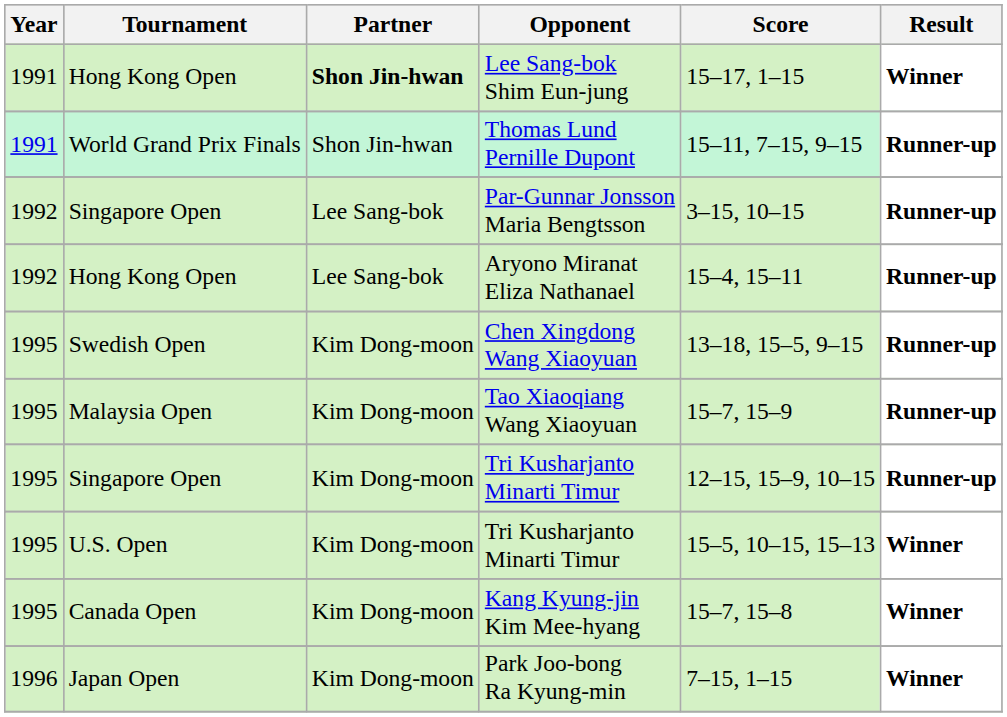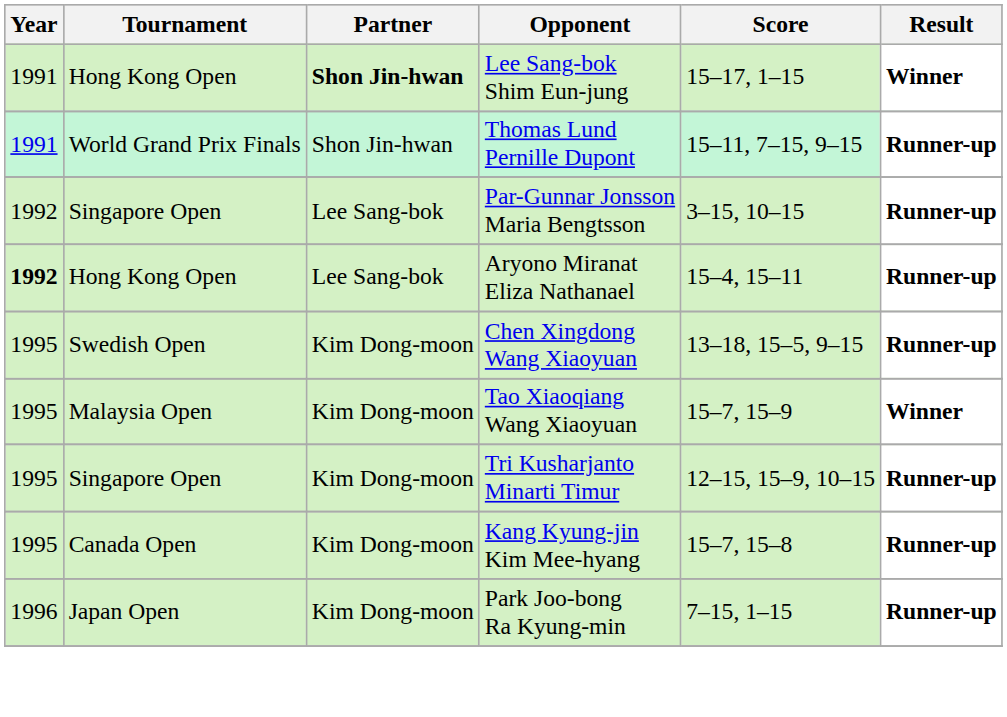(34, 277) normal -> (34, 277) bold
(941, 411) Runner-up -> (925, 411) Winner
- row: (118, 545)
(925, 611) Winner -> (941, 545) Runner-up
(925, 678) Winner -> (941, 611) Runner-up
